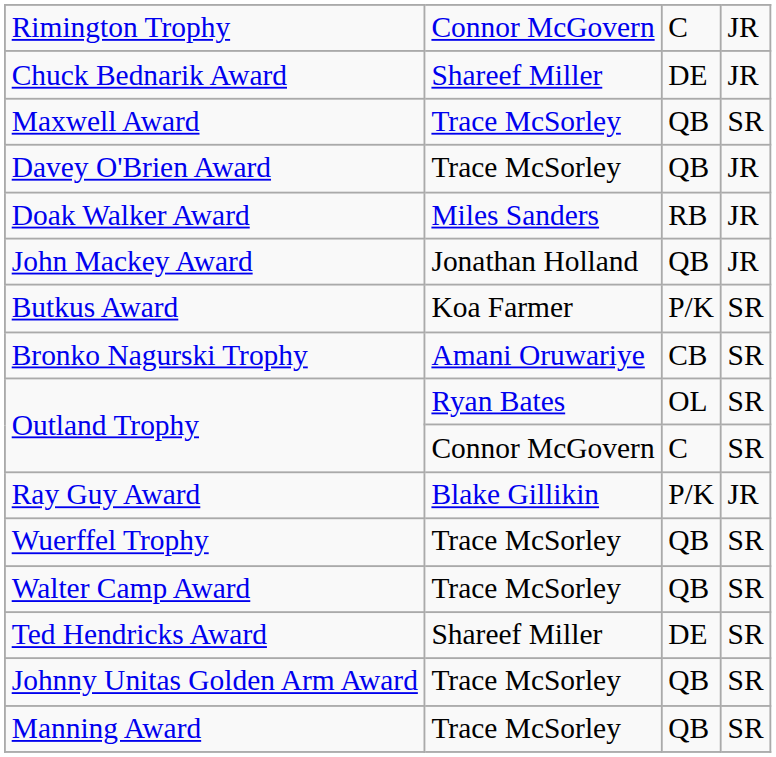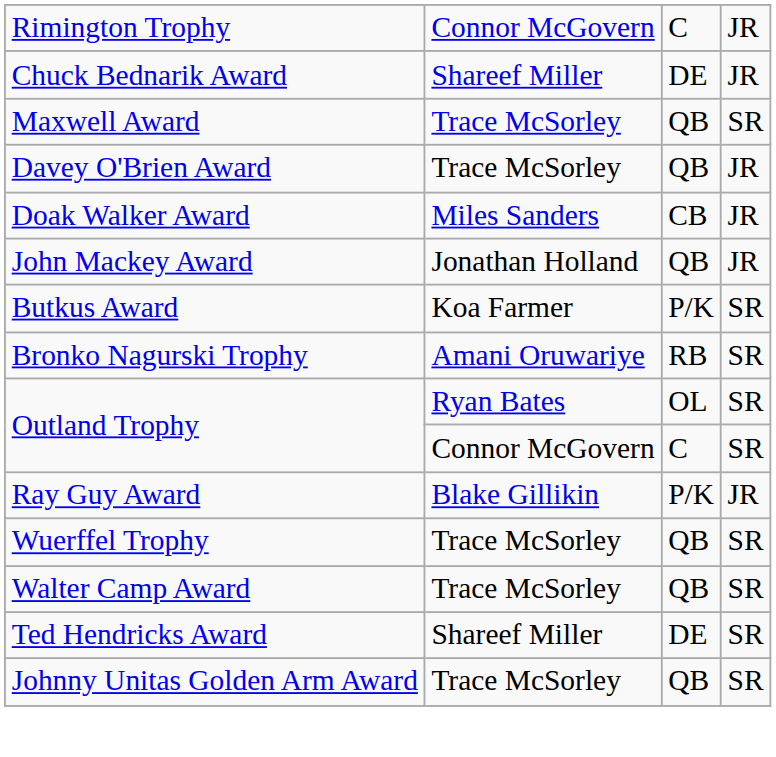(688, 214) RB -> (688, 214) CB
(688, 354) CB -> (688, 354) RB
- row: (106, 728)
